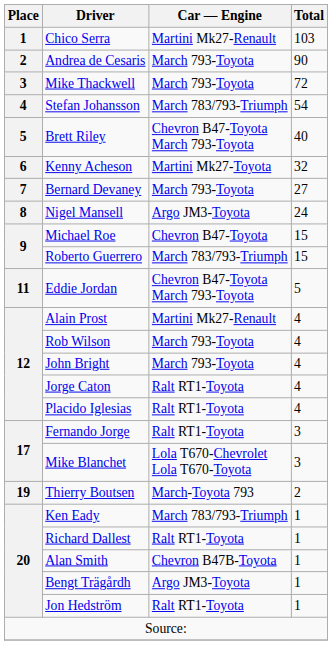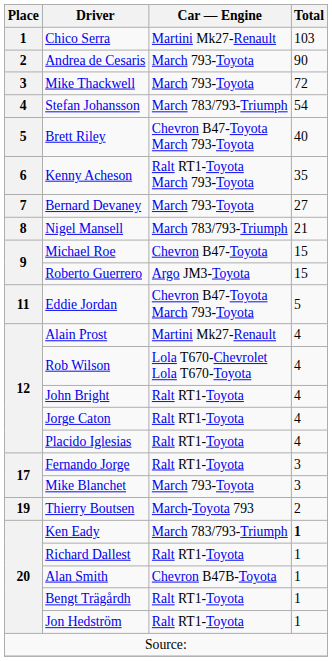(212, 167) Martini Mk27-Toyota -> (203, 175) Ralt RT1-Toyota March 793-Toyota
(301, 167) 32 -> (301, 175) 35
(201, 212) Argo JM3-Toyota -> (220, 228) March 783/793-Triumph
(301, 212) 24 -> (301, 228) 21
(220, 257) March 783/793-Triumph -> (201, 274) Argo JM3-Toyota
(203, 341) March 793-Toyota -> (210, 366) Lola T670-Chevrolet Lola T670-Toyota
(203, 364) March 793-Toyota -> (198, 396) Ralt RT1-Toyota
(210, 462) Lola T670-Chevrolet Lola T670-Toyota -> (203, 486) March 793-Toyota
(298, 515) normal -> (298, 532) bold
(201, 583) Argo JM3-Toyota -> (198, 599) Ralt RT1-Toyota
